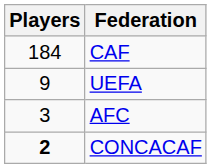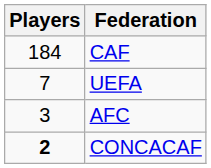(45, 83) 9 -> (45, 83) 7
